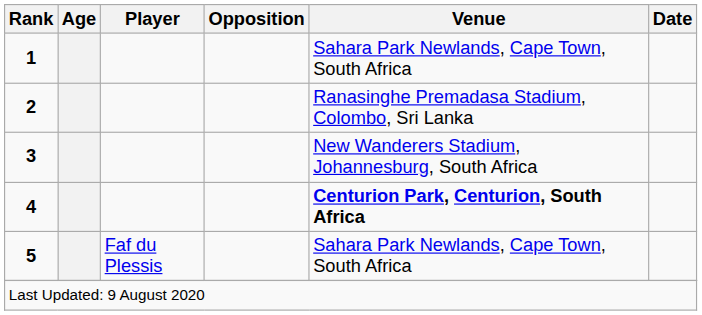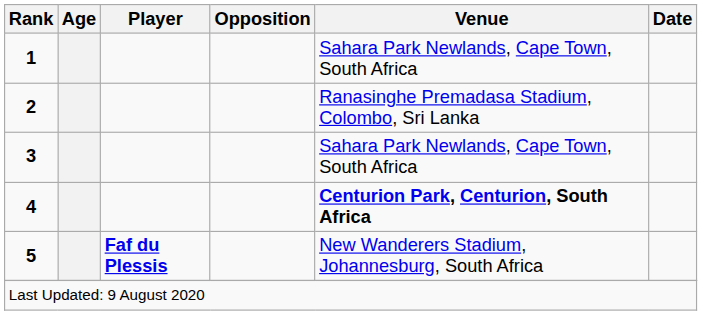(425, 157) New Wanderers Stadium, Johannesburg, South Africa -> (465, 157) Sahara Park Newlands, Cape Town, South Africa
(134, 255) normal -> (136, 255) bold
(460, 255) Sahara Park Newlands, Cape Town, South Africa -> (431, 255) New Wanderers Stadium, Johannesburg, South Africa
